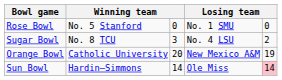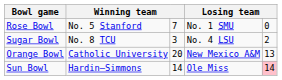(175, 26) 0 -> (175, 26) 7
(269, 54) 19 -> (269, 54) 13
